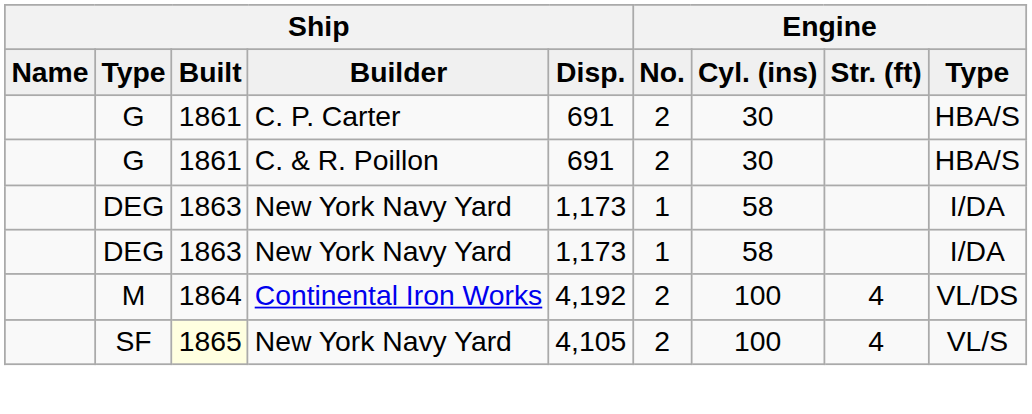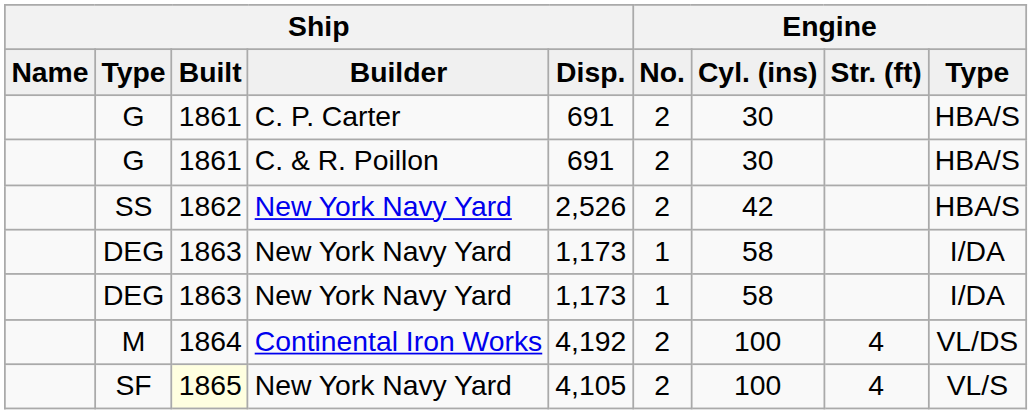+ row: (134, 206)
